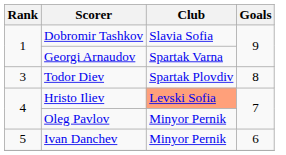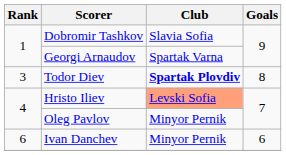(191, 77) normal -> (195, 77) bold
(23, 139) 5 -> (23, 139) 6
